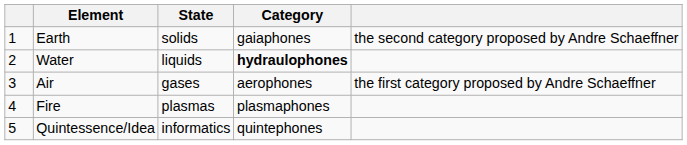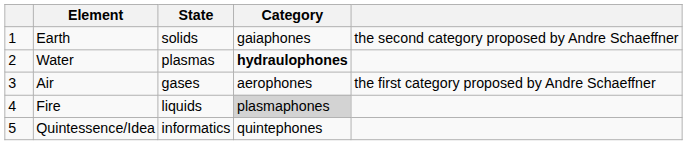(182, 60) liquids -> (188, 60) plasmas
(188, 106) plasmas -> (182, 106) liquids
(283, 106) no background -> (283, 106) lightgrey background
